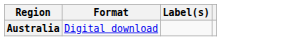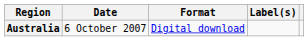+ column: (105, 12)
